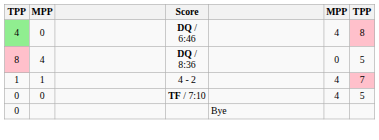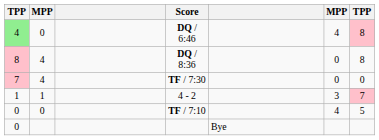(362, 59) 5 -> (362, 59) 8
+ row: (187, 80)
(337, 80) 4 -> (337, 96) 3
